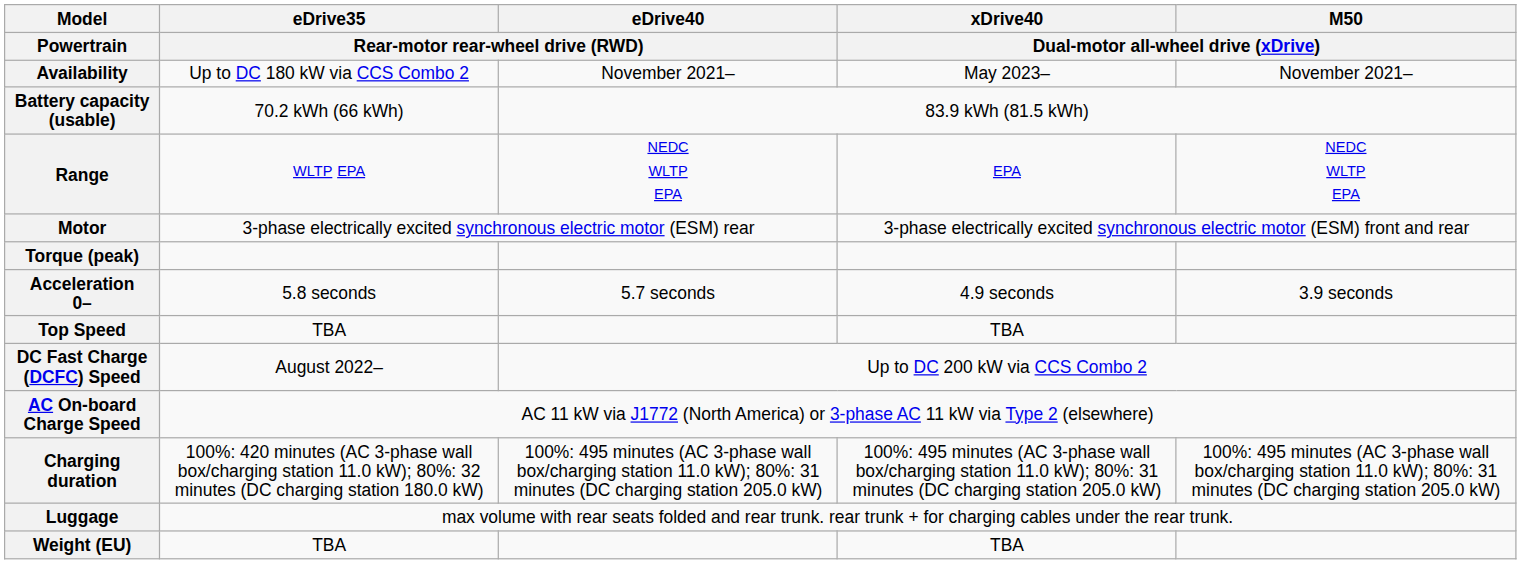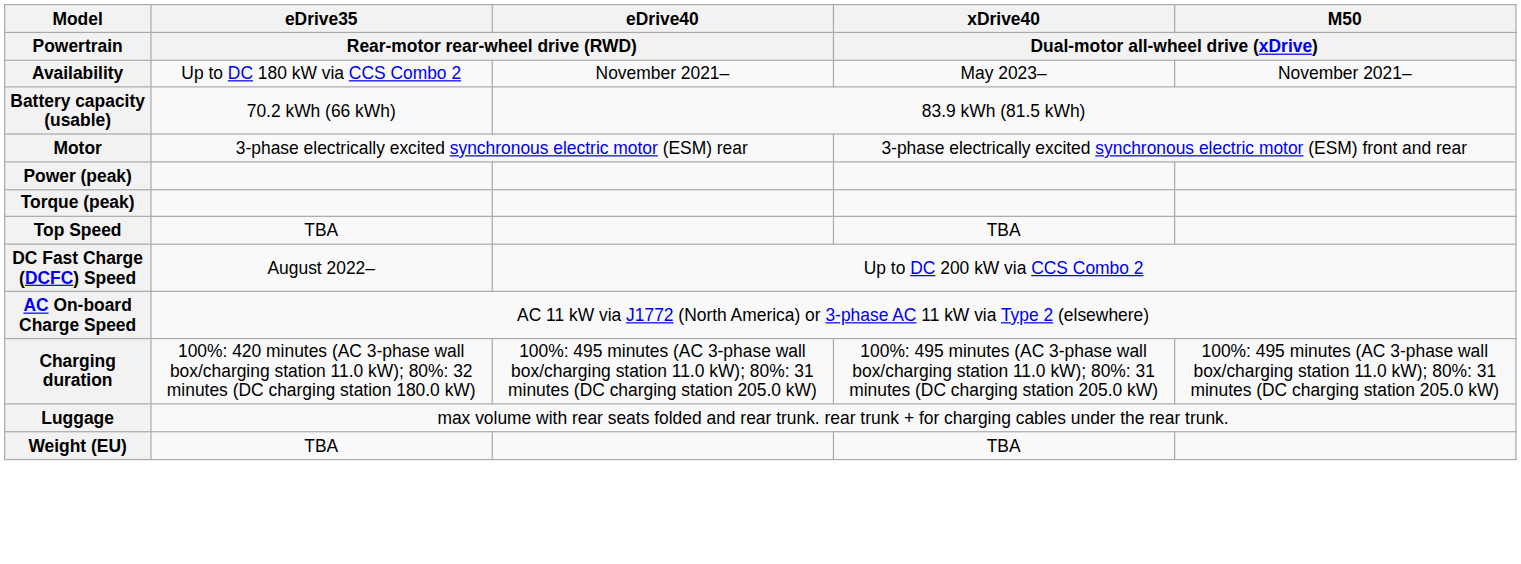- row: (82, 174)
+ row: (78, 176)
- row: (82, 293)
